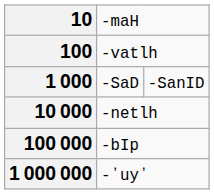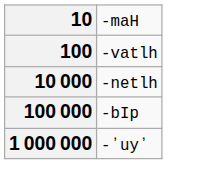- row: (69, 81)
